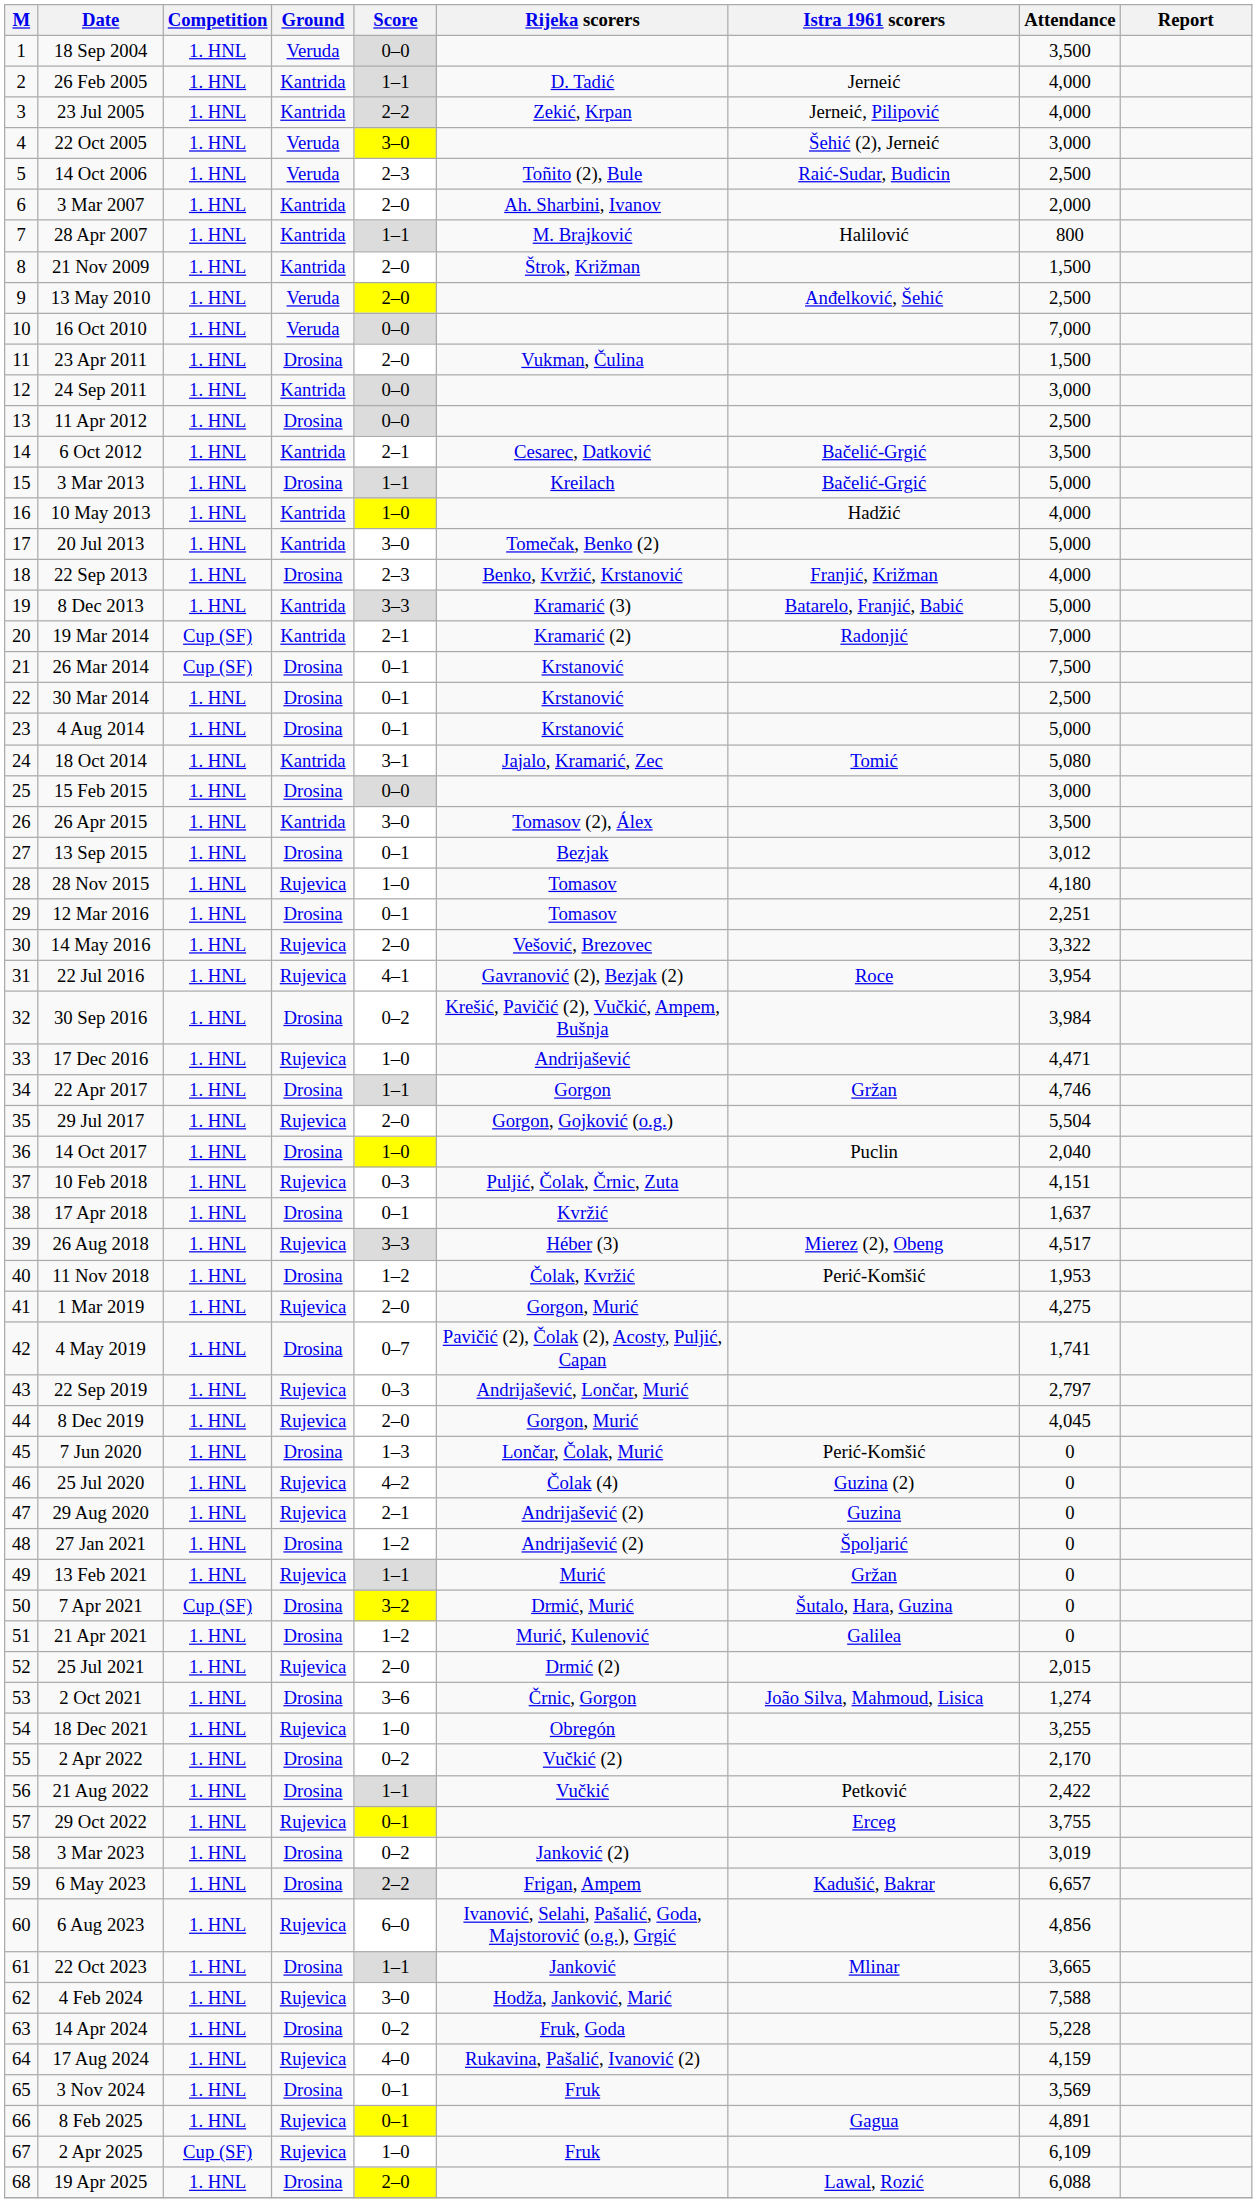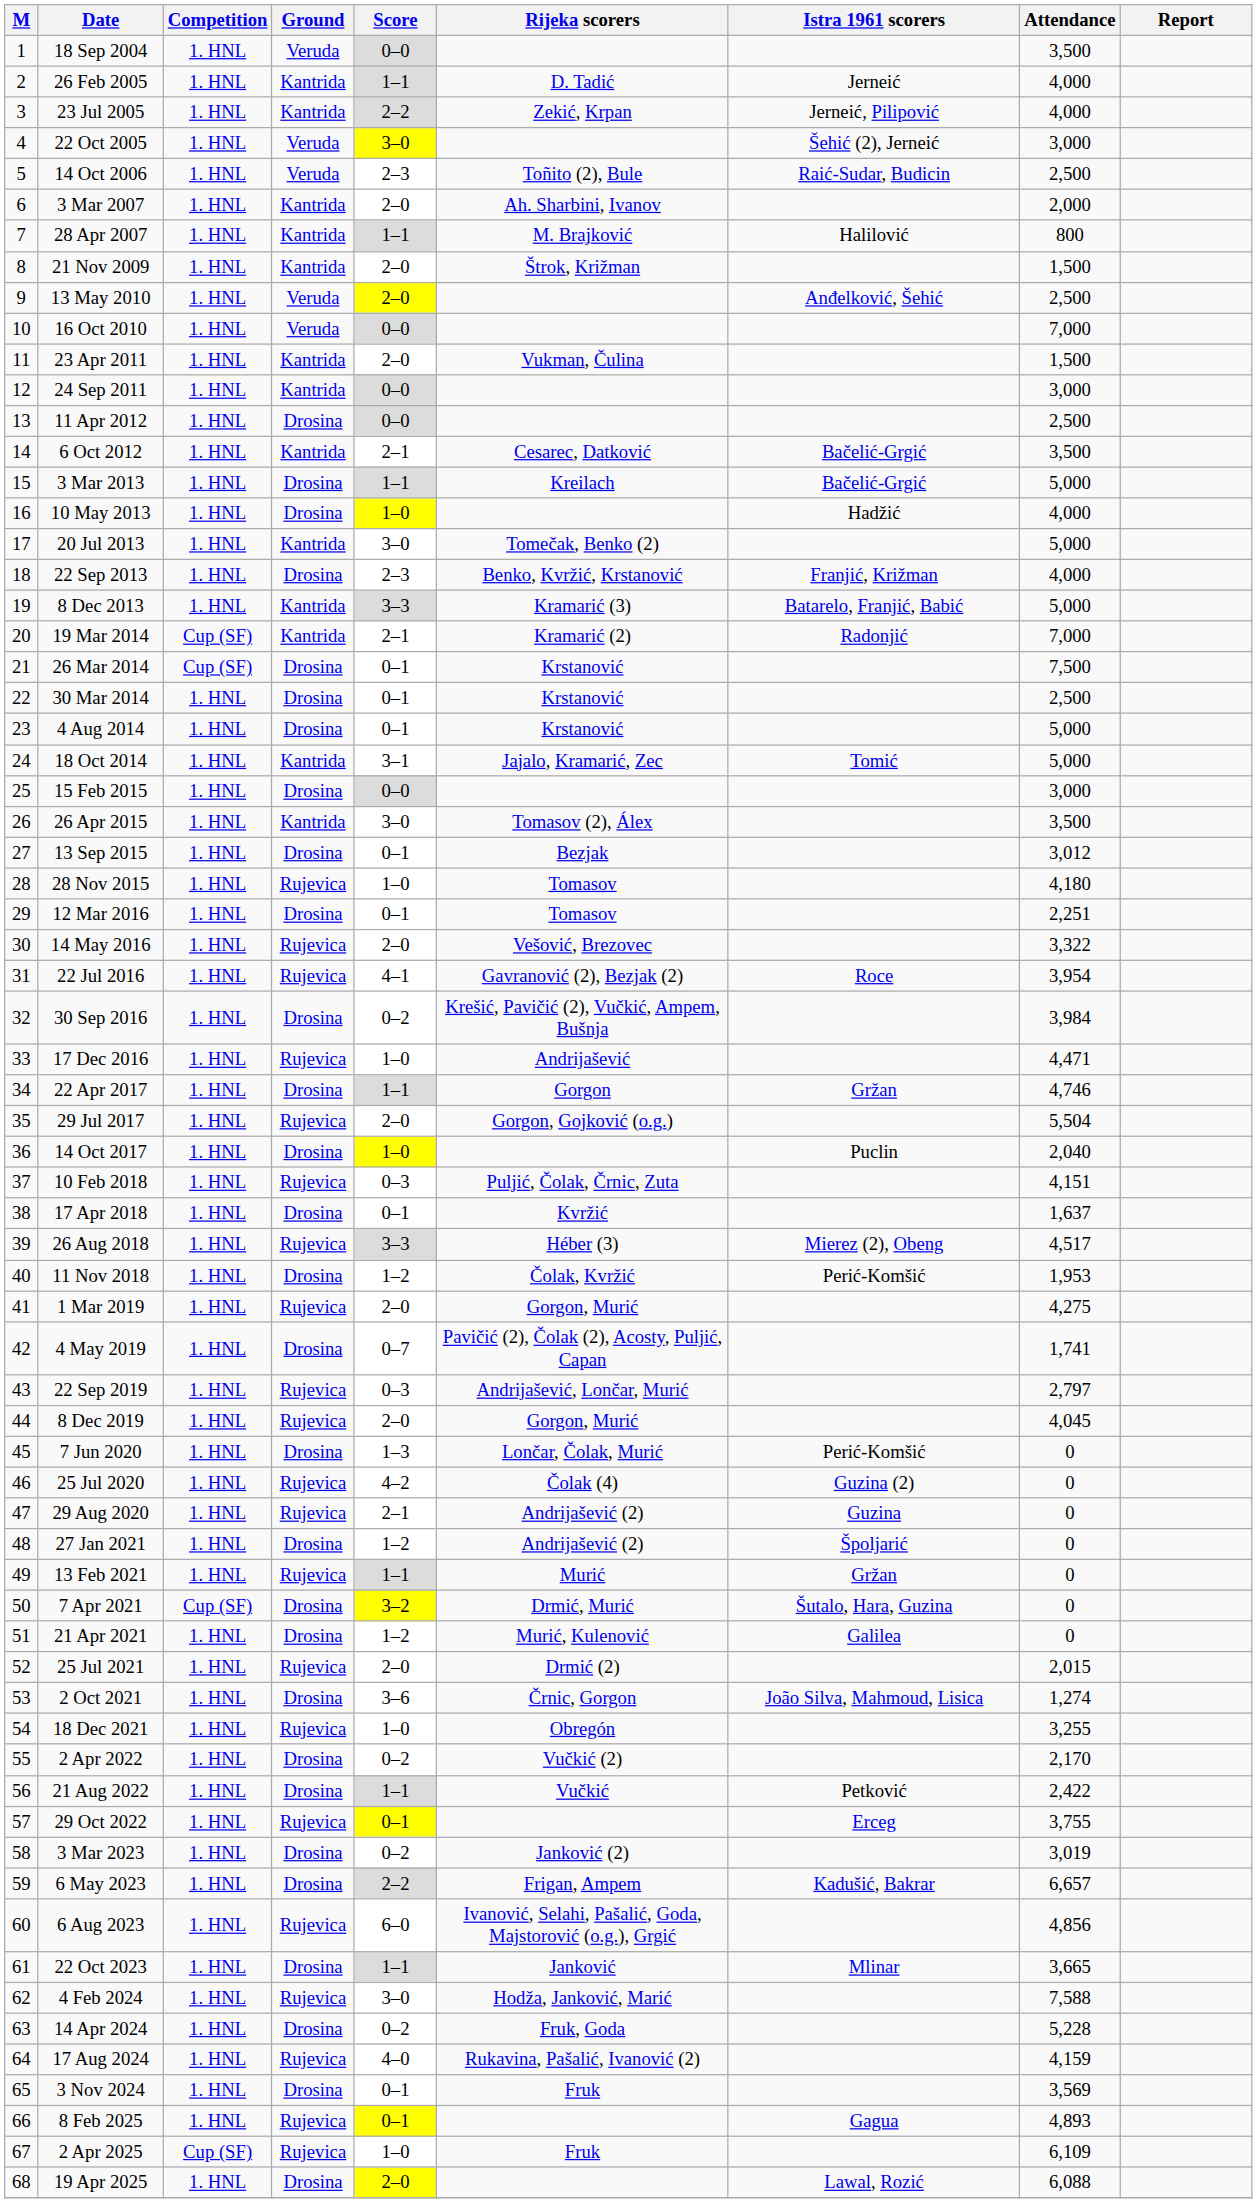(313, 359) Drosina -> (313, 359) Kantrida
(313, 513) Kantrida -> (313, 513) Drosina
(1070, 759) 5,080 -> (1070, 759) 5,000
(1070, 2121) 4,891 -> (1070, 2121) 4,893
